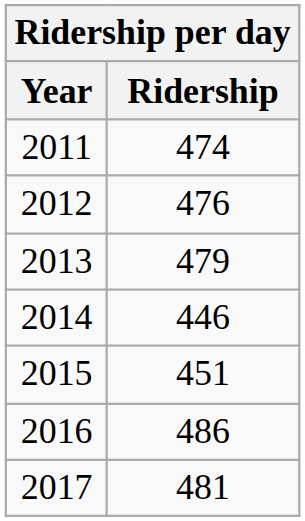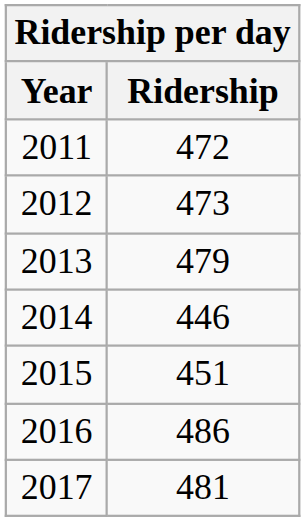(203, 146) 474 -> (203, 146) 472
(203, 203) 476 -> (203, 203) 473
